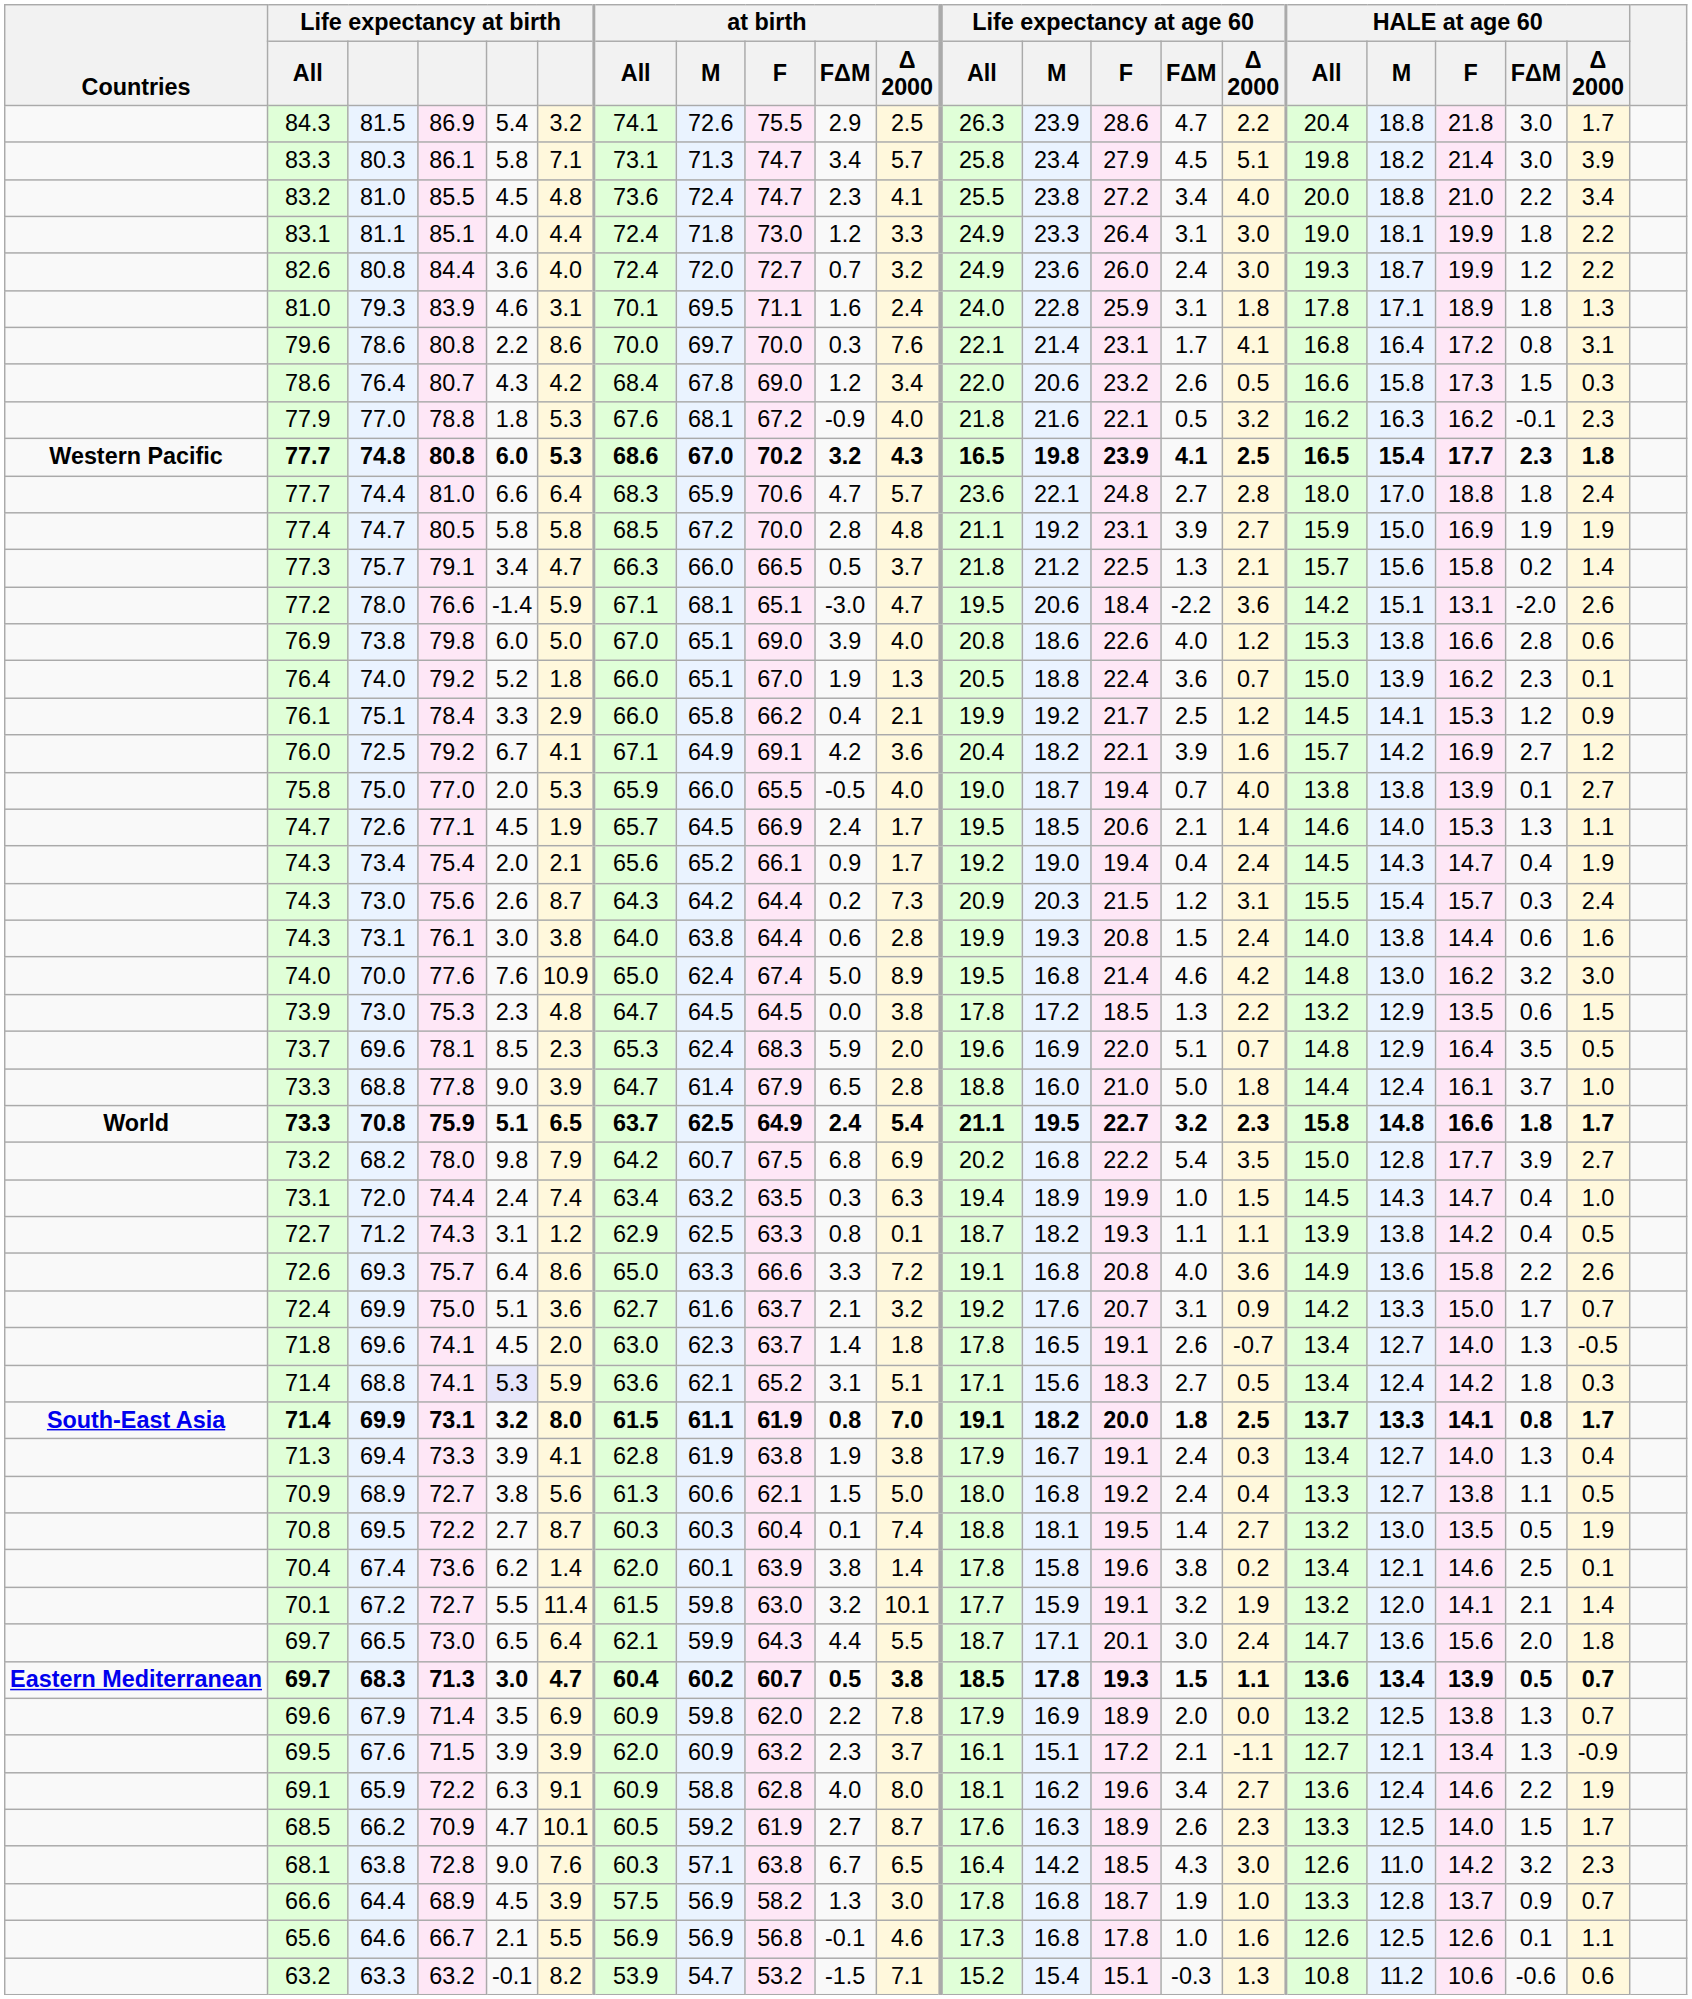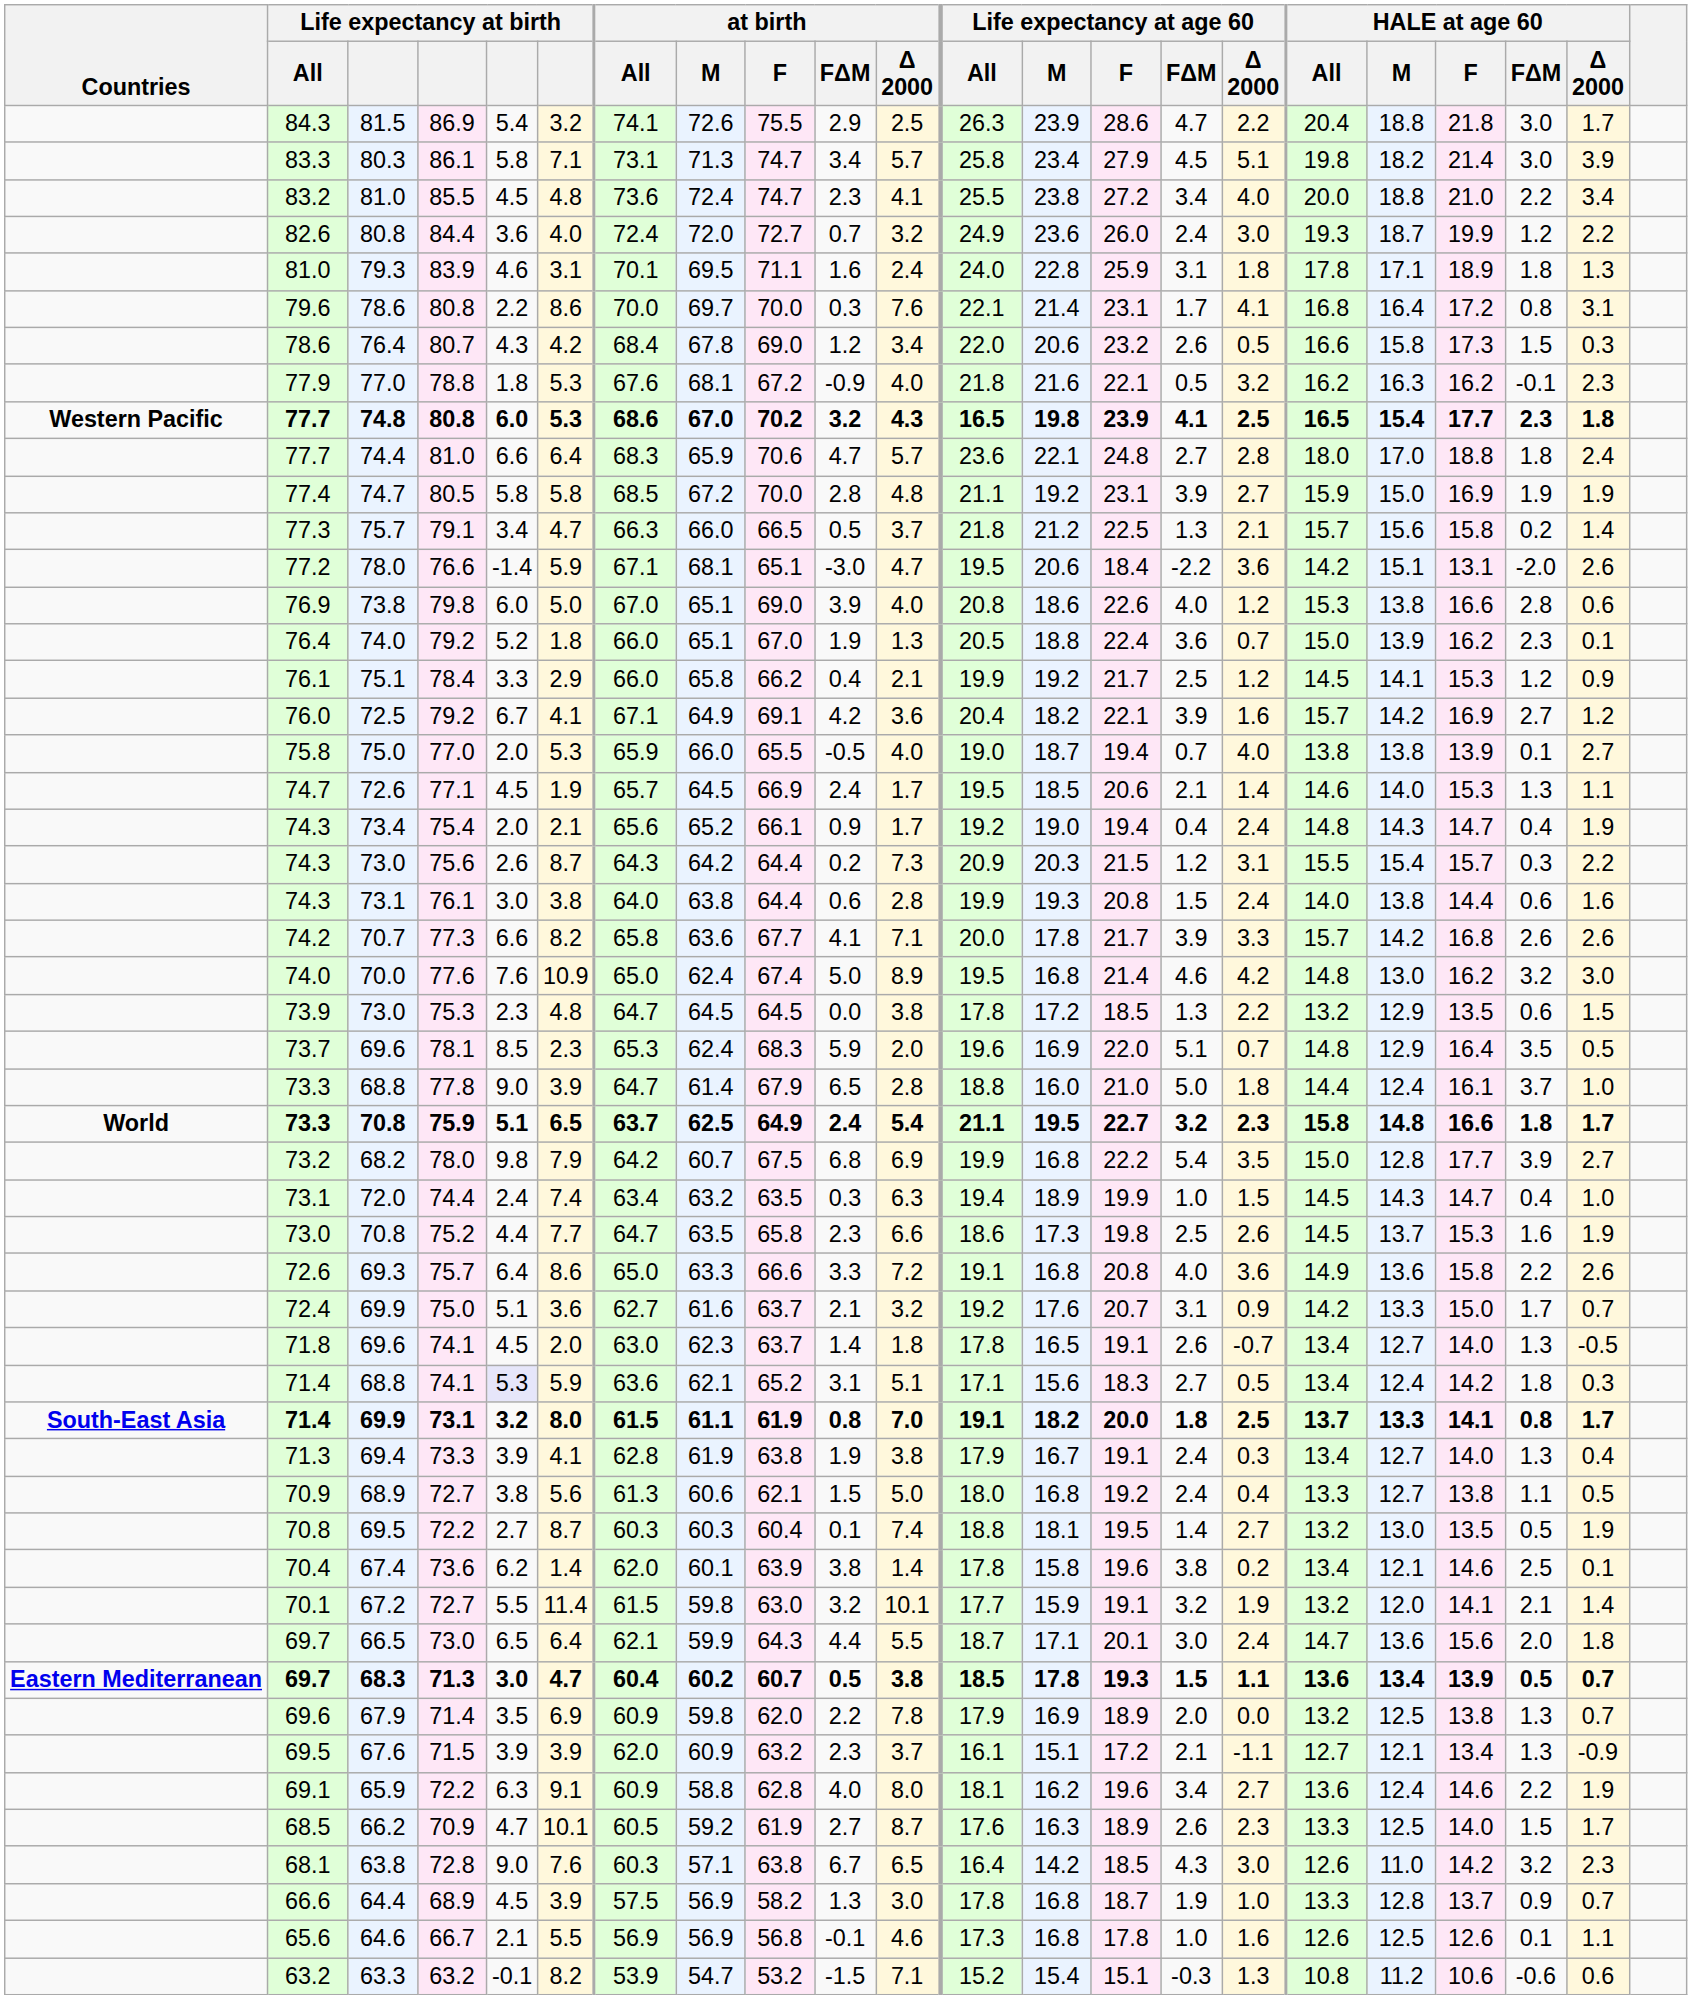- row: (383, 234)
(1326, 864) 14.5 -> (1326, 827) 14.8
(1598, 901) 2.4 -> (1598, 864) 2.2
+ row: (383, 938)
(982, 1160) 20.2 -> (982, 1160) 19.9
+ row: (383, 1234)
- row: (383, 1234)
